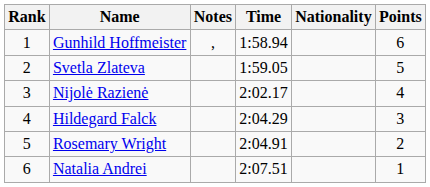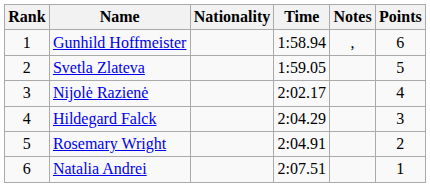columns swapped: (333, 17) <-> (213, 17)
